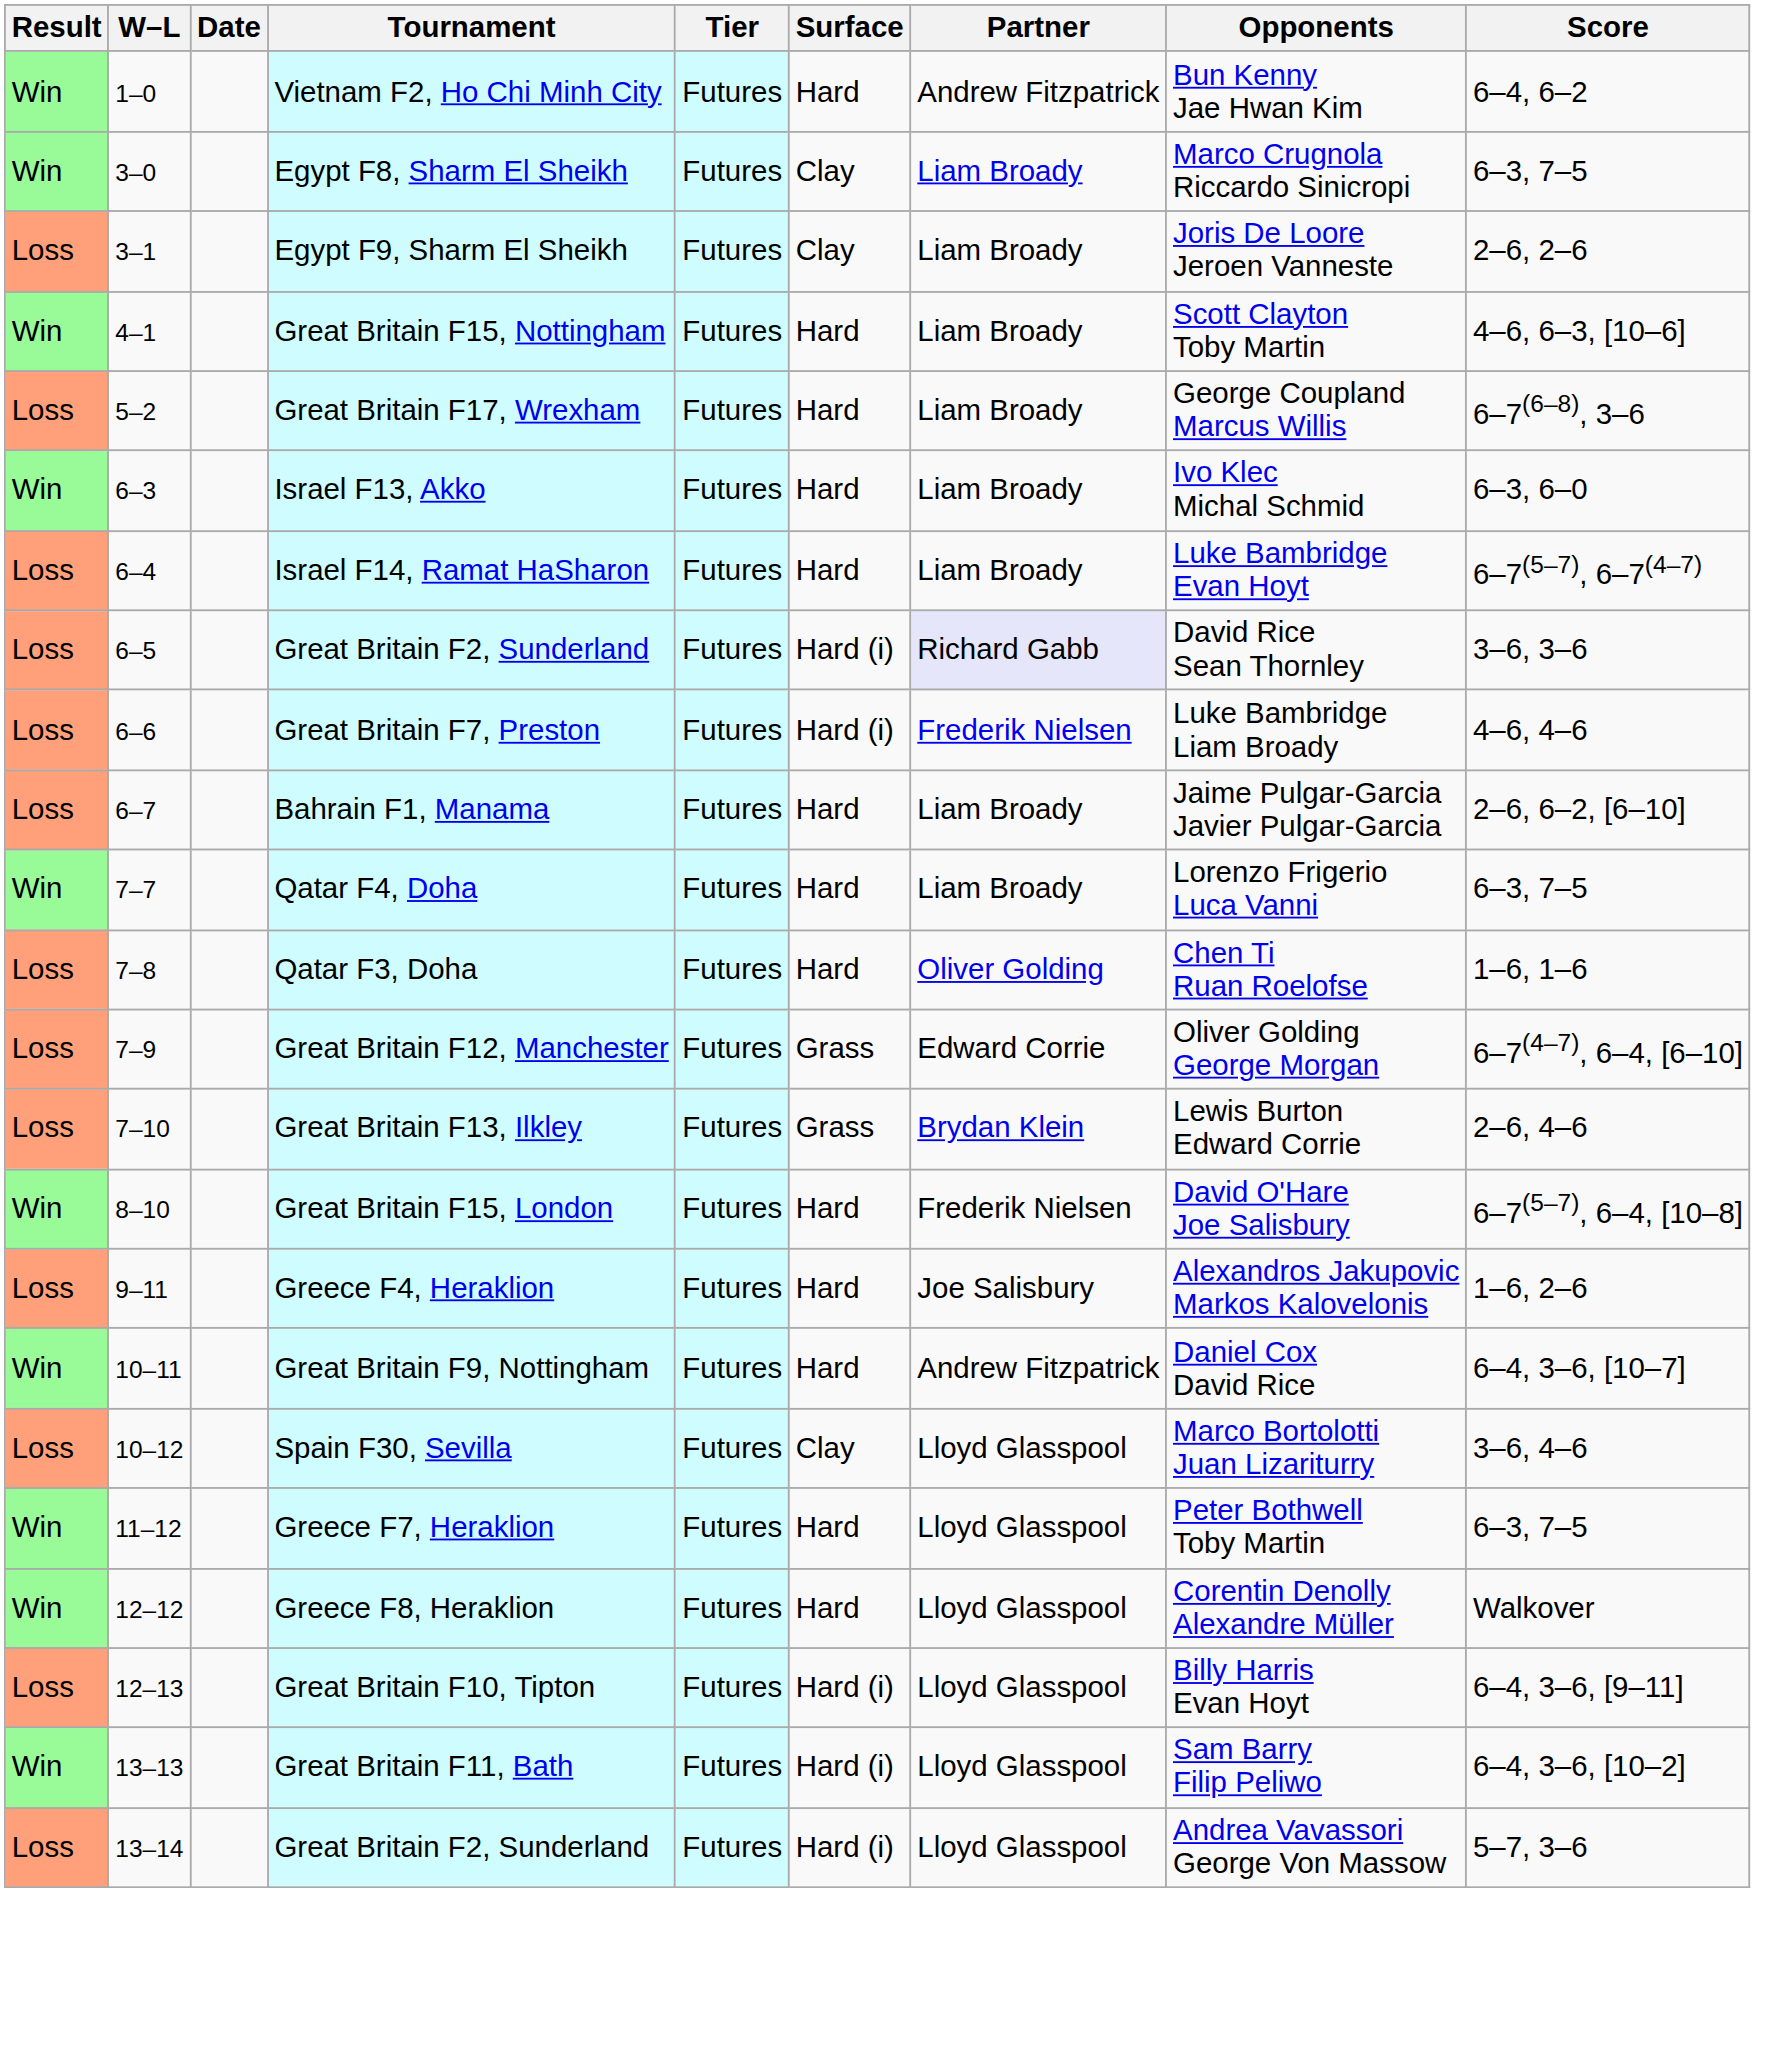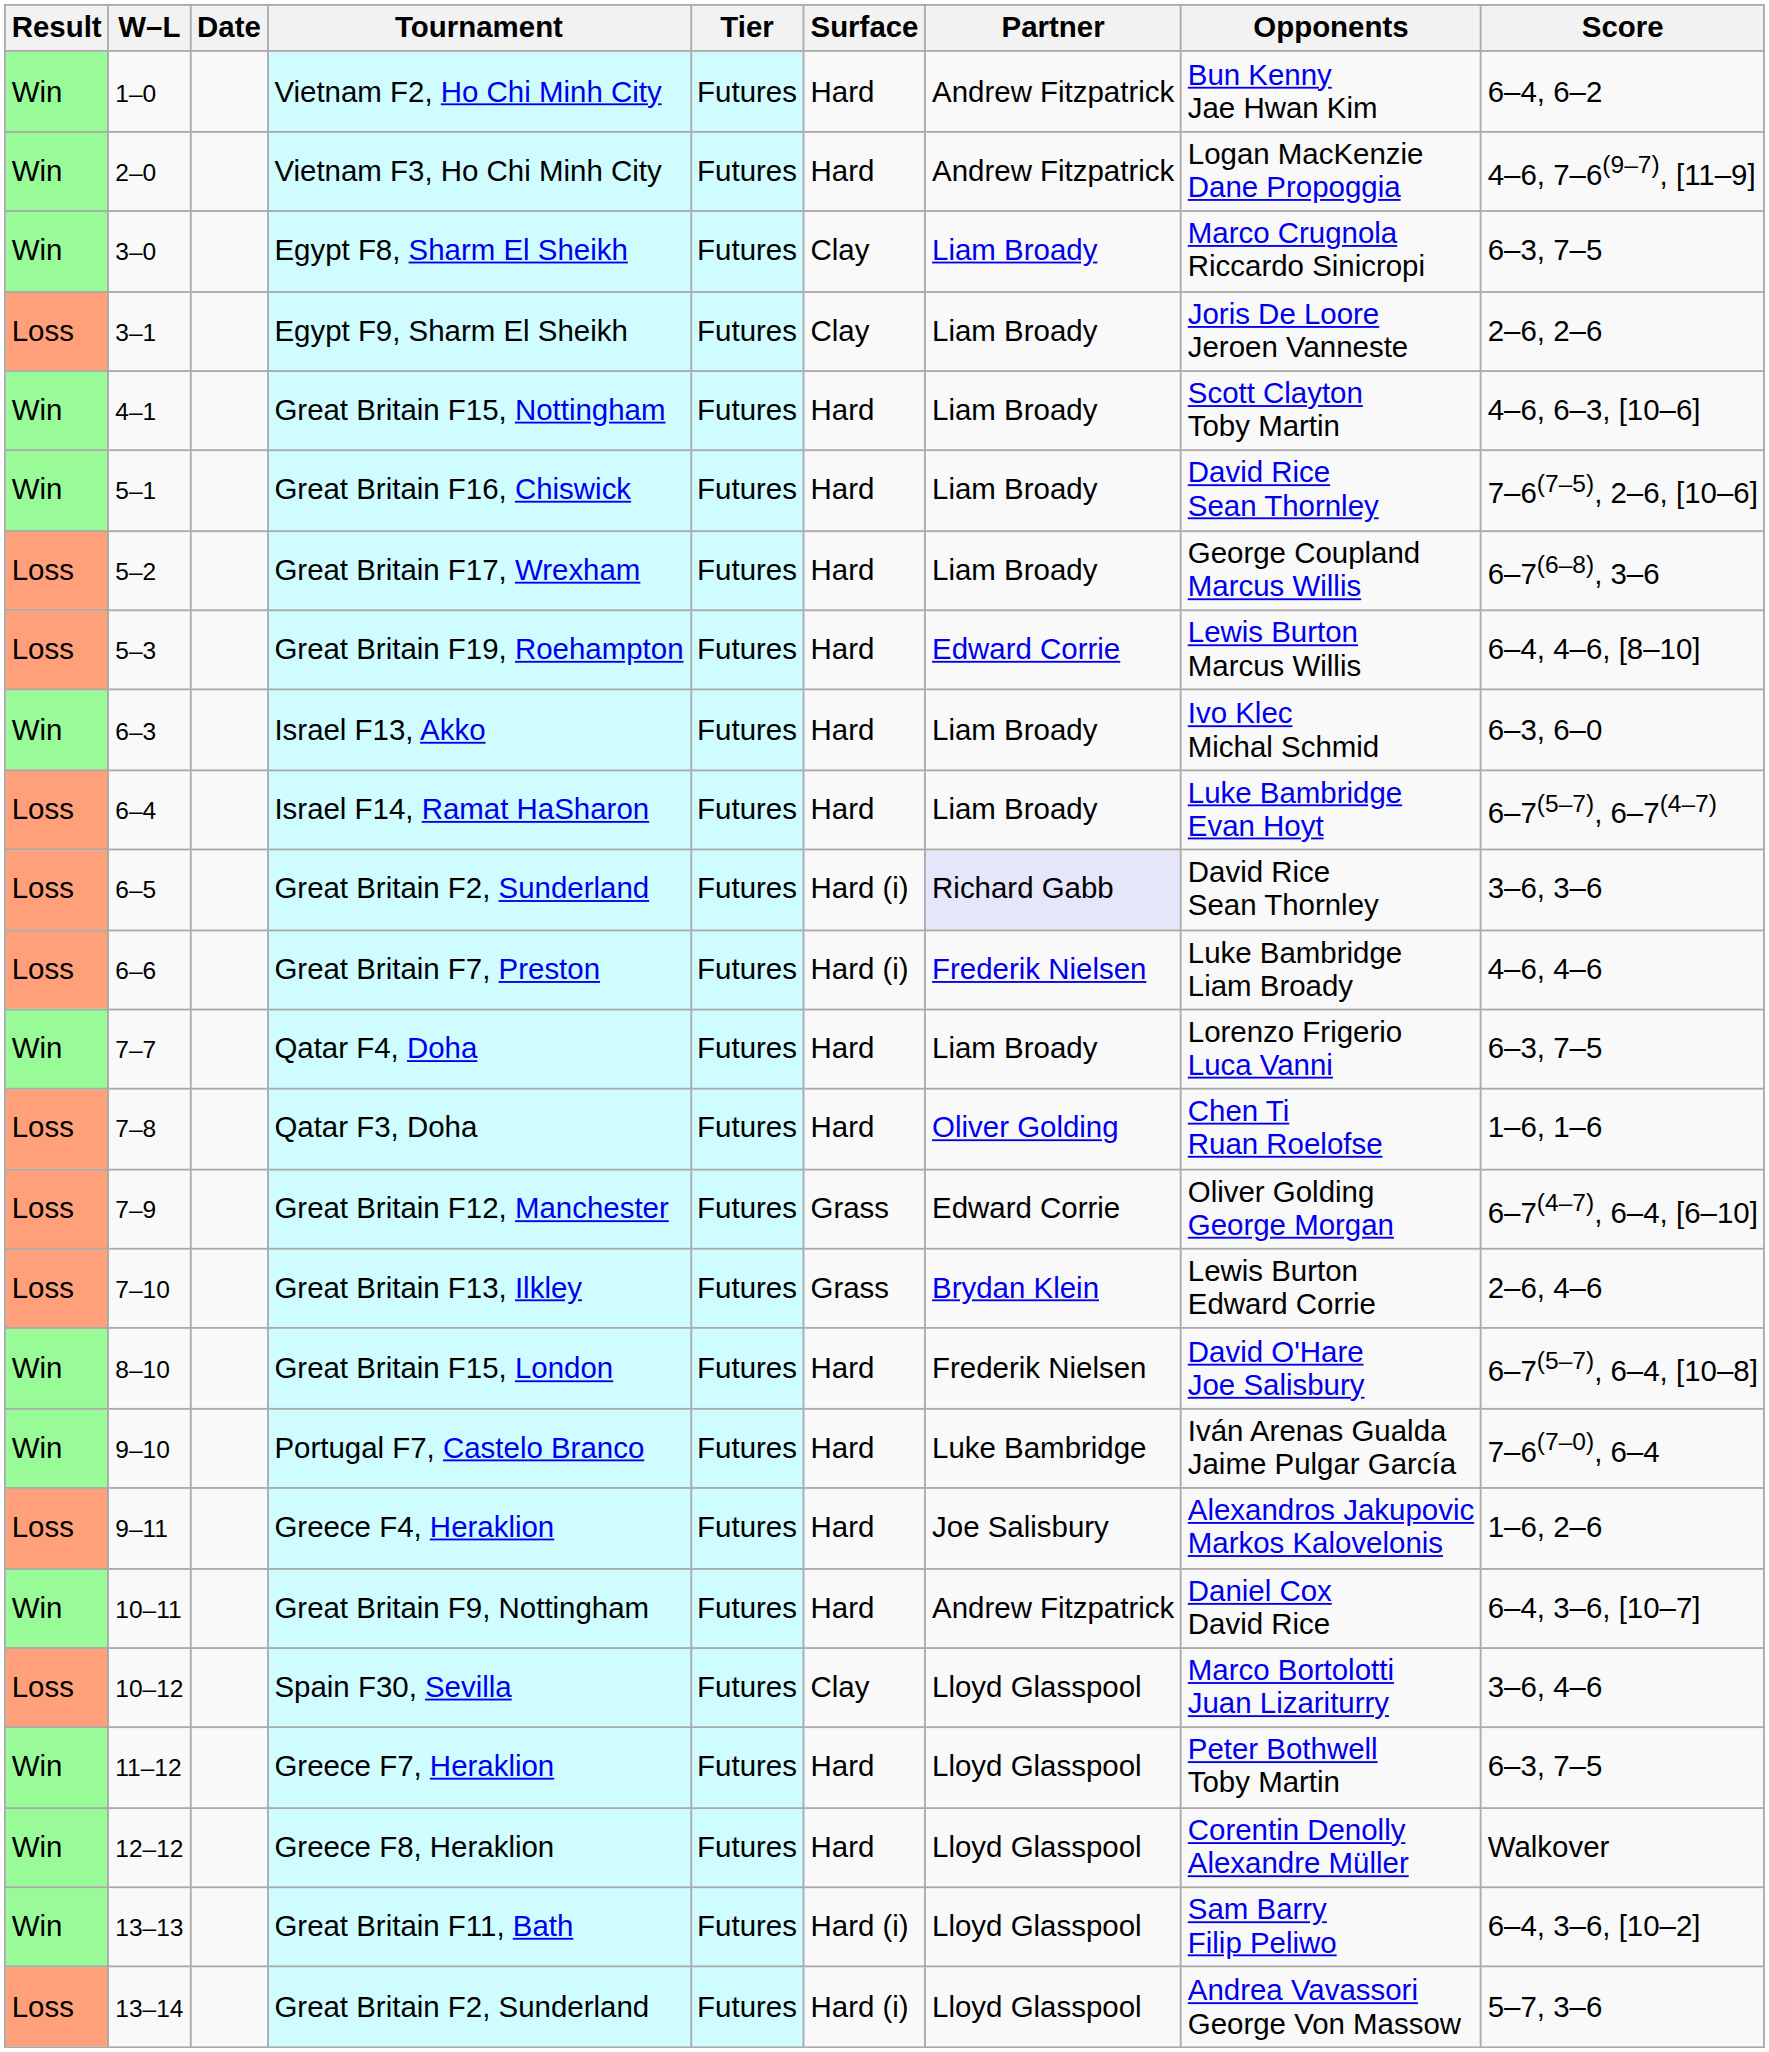+ row: (136, 172)
+ row: (136, 491)
+ row: (136, 651)
- row: (136, 811)
+ row: (143, 1449)
- row: (149, 1689)
